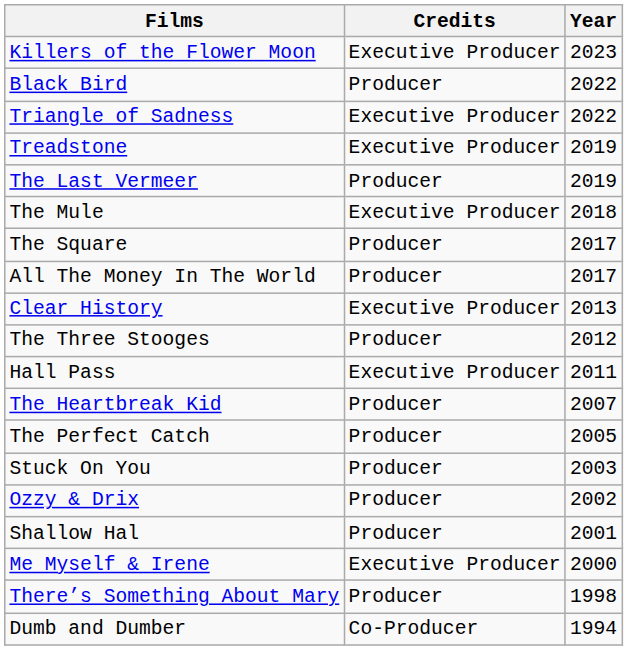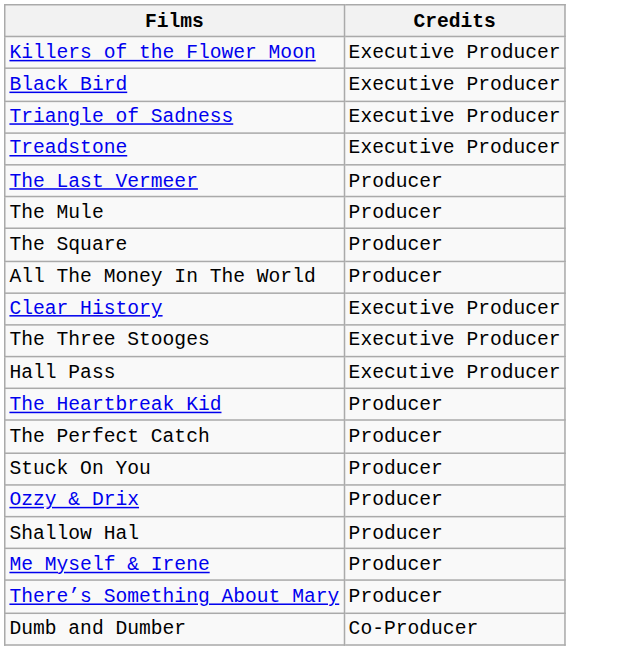- column: (594, 21)
(396, 85) Producer -> (455, 85) Executive Producer
(455, 213) Executive Producer -> (396, 213) Producer
(396, 341) Producer -> (455, 341) Executive Producer
(455, 565) Executive Producer -> (396, 565) Producer
